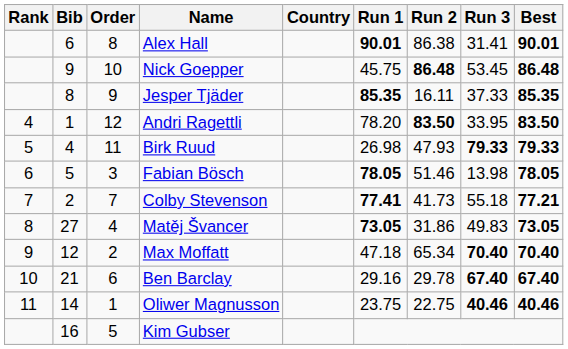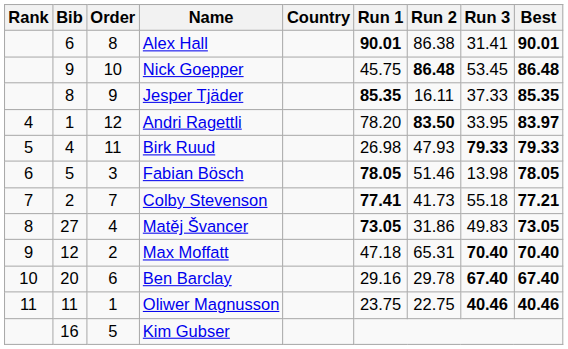(538, 122) 83.50 -> (538, 122) 83.97
(434, 252) 65.34 -> (434, 252) 65.31
(69, 278) 21 -> (69, 278) 20
(69, 305) 14 -> (69, 305) 11
